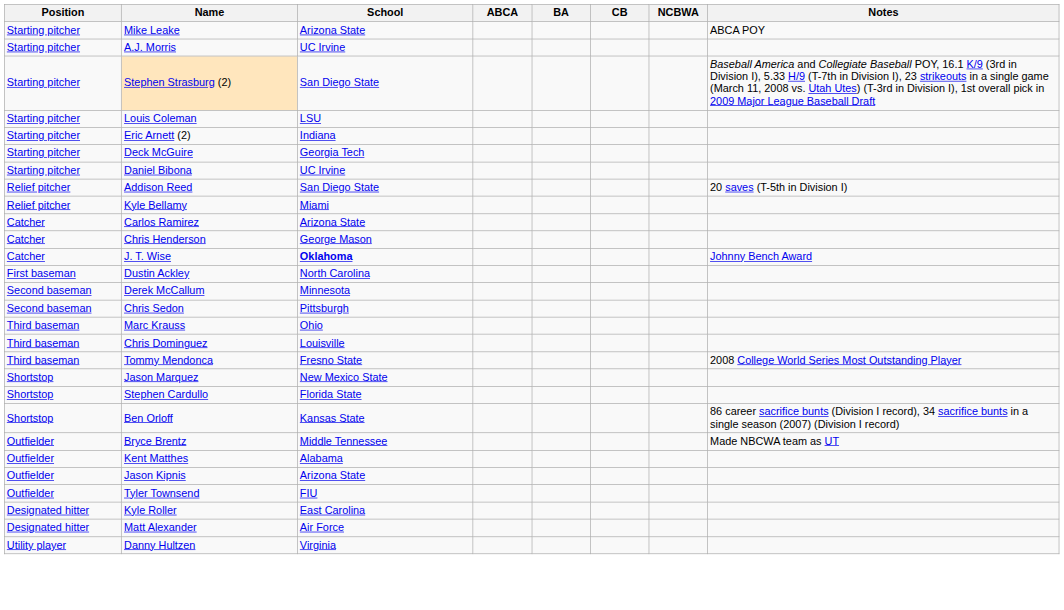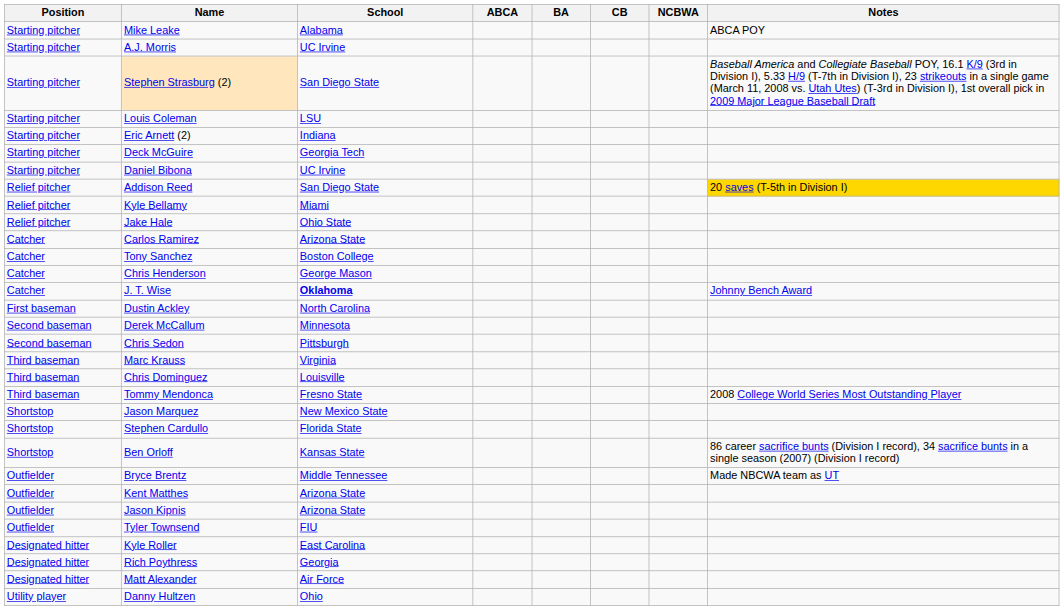(333, 30) Arizona State -> (321, 30) Alabama
(779, 187) no background -> (779, 187) gold background
+ row: (148, 222)
+ row: (158, 256)
(311, 325) Ohio -> (318, 360) Virginia
(321, 458) Alabama -> (333, 493) Arizona State
+ row: (161, 562)
(318, 545) Virginia -> (311, 596) Ohio
